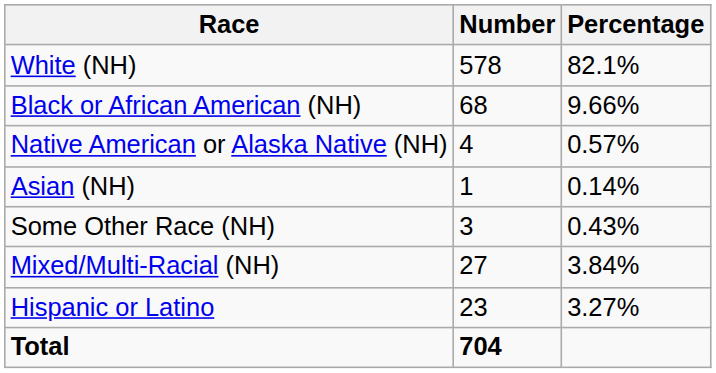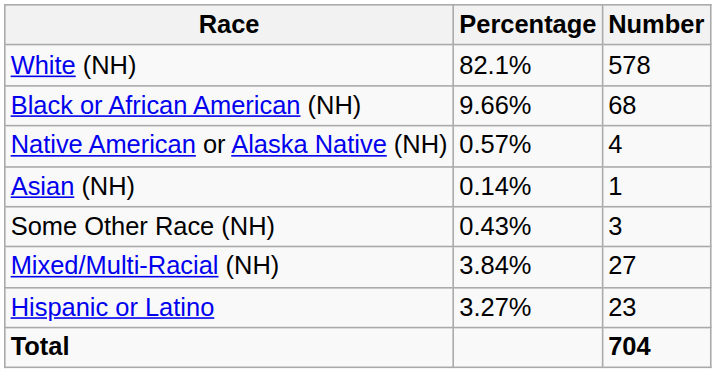columns swapped: (507, 24) <-> (636, 24)
